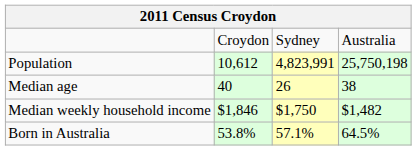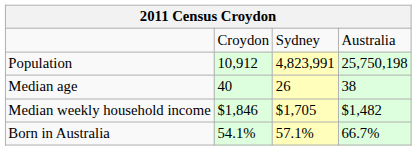(238, 63) 10,612 -> (238, 63) 10,912
(296, 110) $1,750 -> (296, 110) $1,705
(237, 133) 53.8% -> (237, 133) 54.1%
(360, 133) 64.5% -> (360, 133) 66.7%
